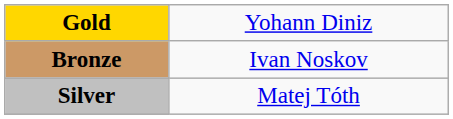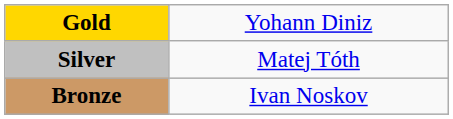rows swapped: (86, 95) <-> (86, 59)
